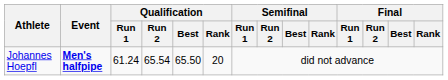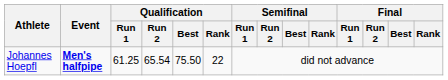(126, 61) 61.24 -> (126, 61) 61.25
(188, 61) 65.50 -> (188, 61) 75.50
(218, 61) 20 -> (218, 61) 22
